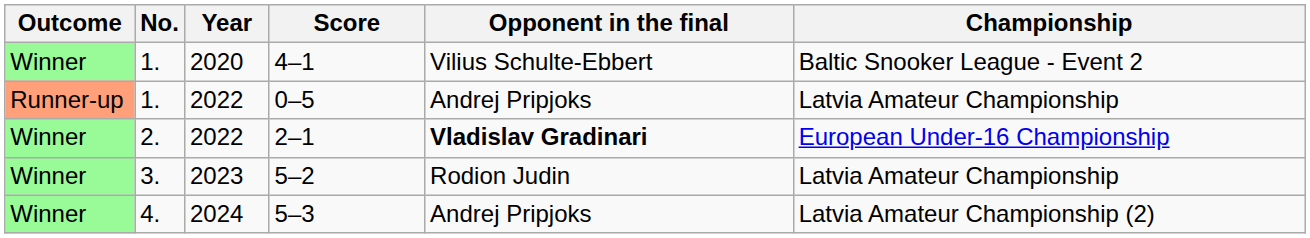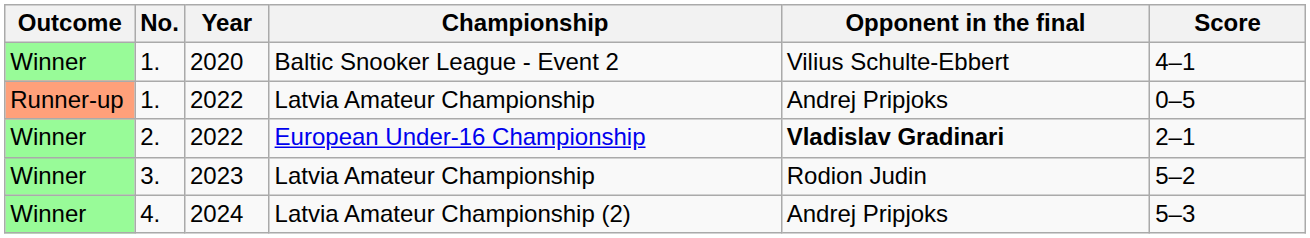columns swapped: (1049, 23) <-> (347, 23)
